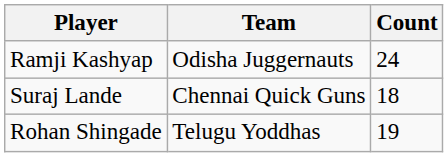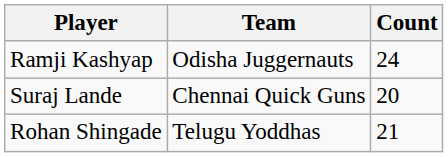(388, 95) 18 -> (388, 95) 20
(388, 132) 19 -> (388, 132) 21
